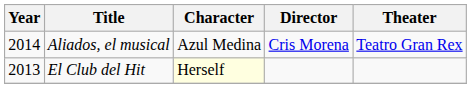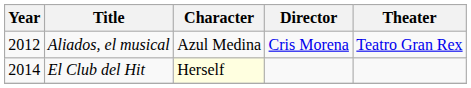(24, 44) 2014 -> (24, 44) 2012
(24, 70) 2013 -> (24, 70) 2014
